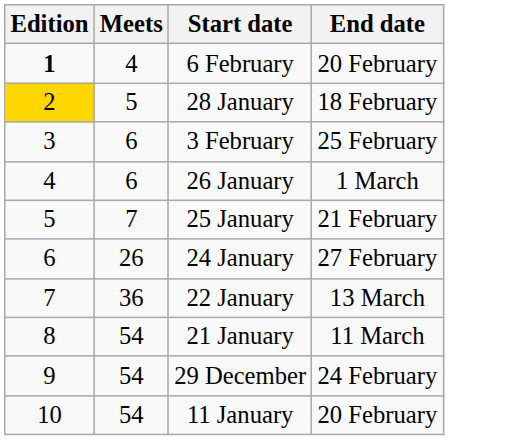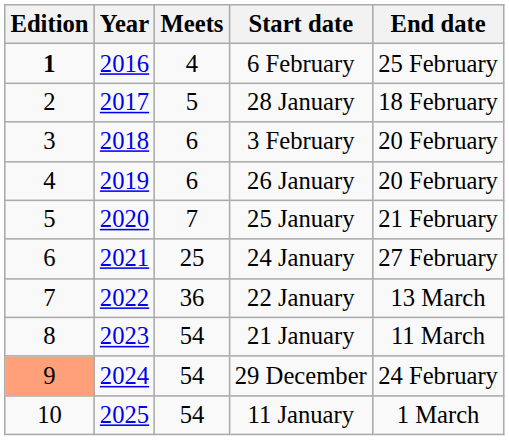+ column: (124, 24)
(377, 63) 20 February -> (438, 63) 25 February
(49, 102) gold background -> (49, 102) no background
(377, 141) 25 February -> (438, 141) 20 February
(377, 180) 1 March -> (438, 180) 20 February
(131, 258) 26 -> (192, 258) 25
(49, 375) no background -> (49, 375) lightsalmon background
(377, 414) 20 February -> (438, 414) 1 March
